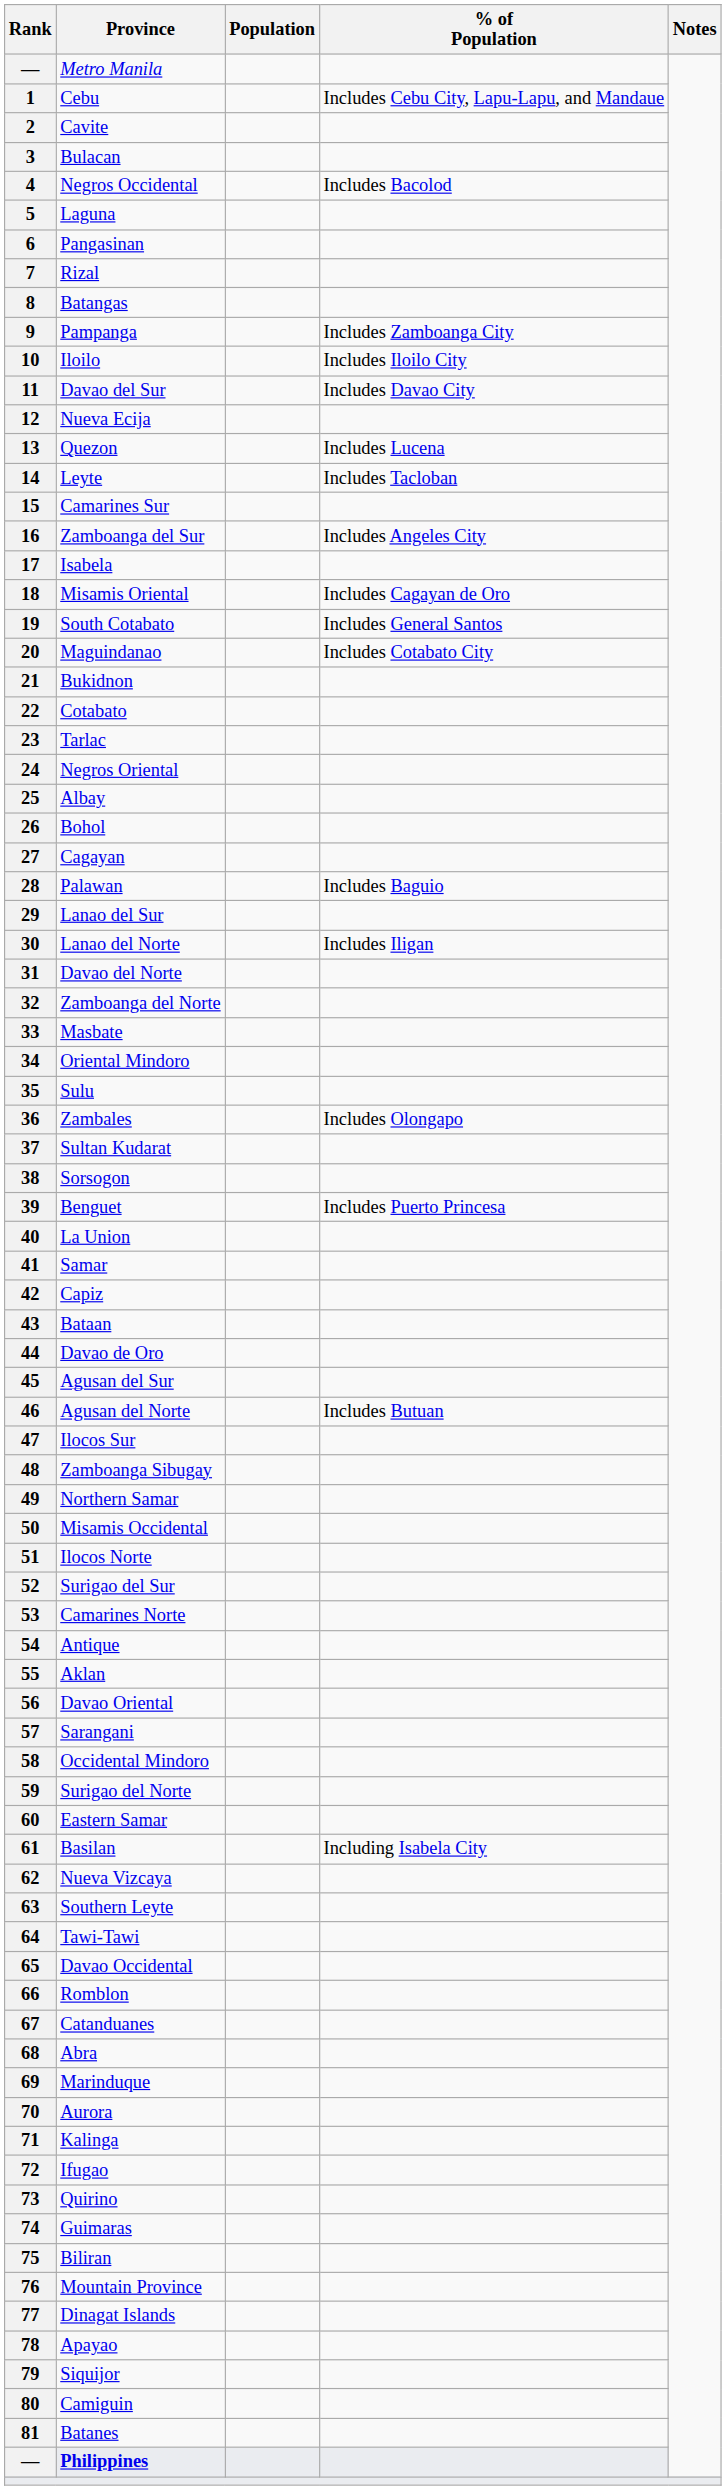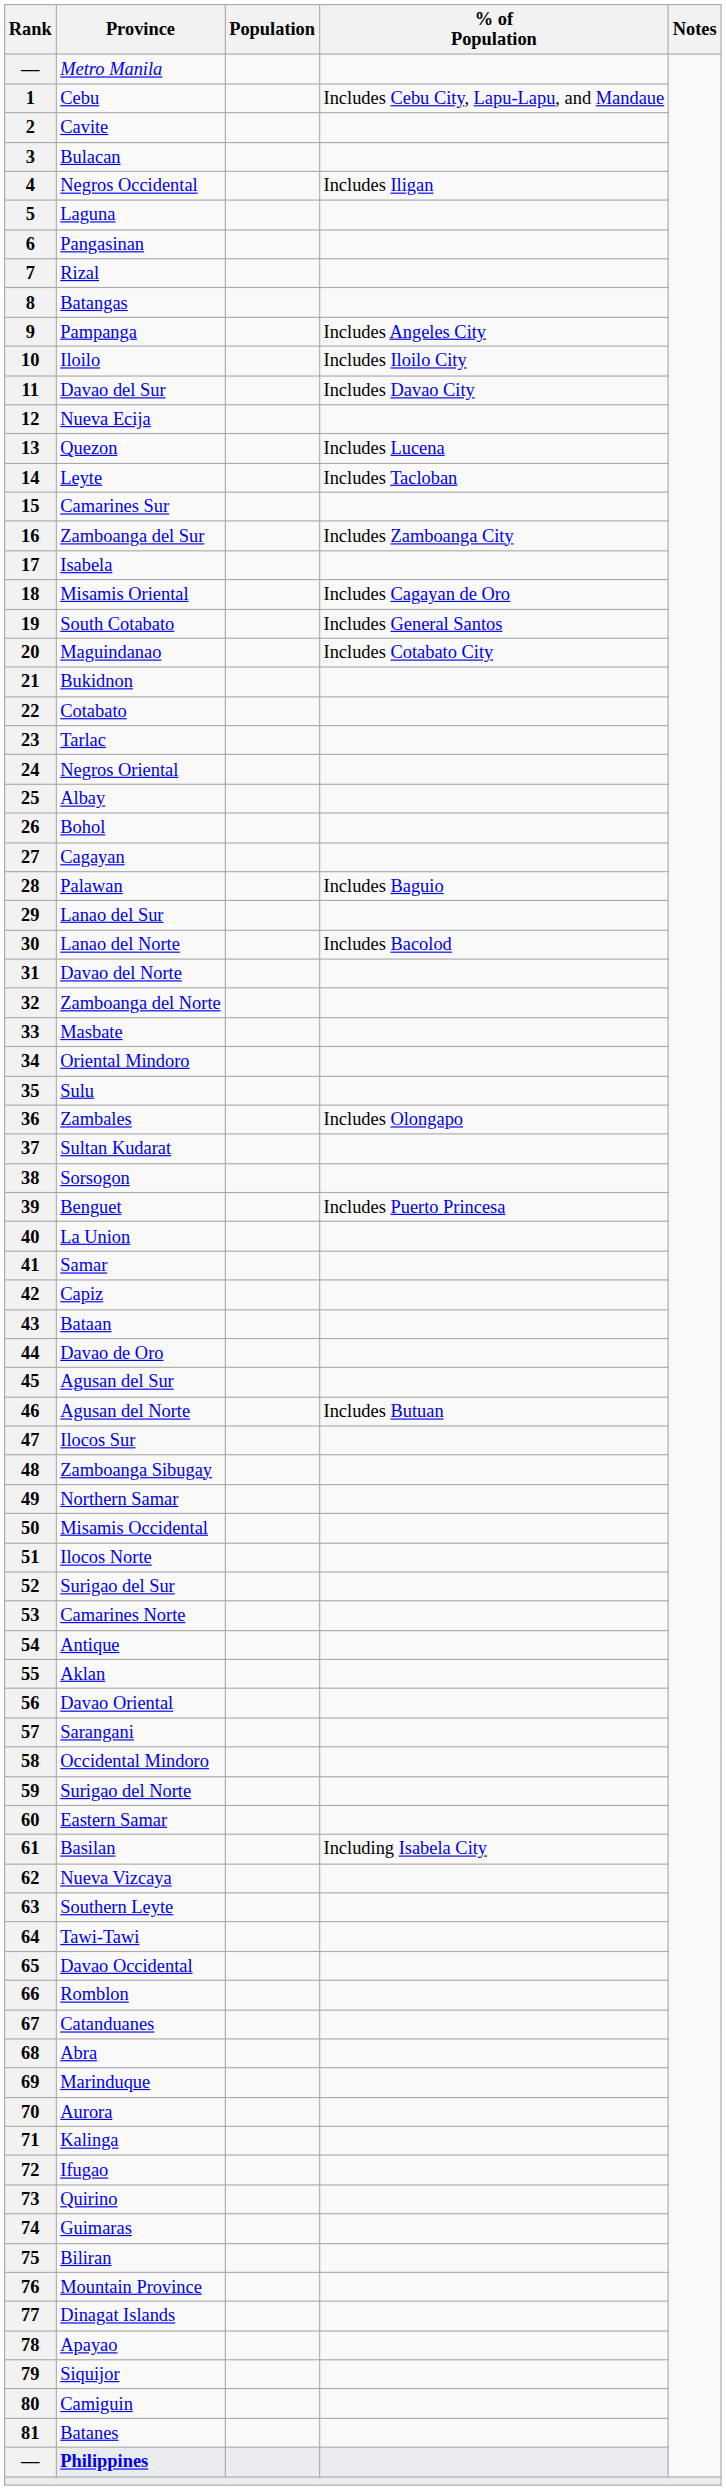(388, 185) Includes Bacolod -> (378, 185) Includes Iligan
(419, 331) Includes Zamboanga City -> (405, 331) Includes Angeles City
(405, 535) Includes Angeles City -> (419, 535) Includes Zamboanga City
(378, 944) Includes Iligan -> (388, 944) Includes Bacolod
